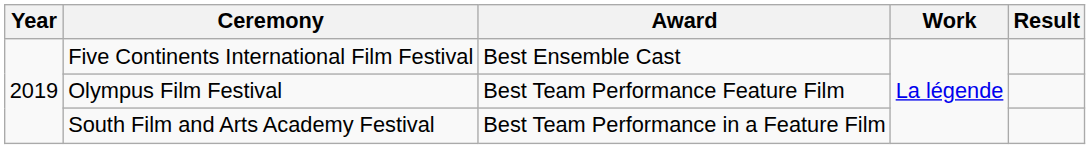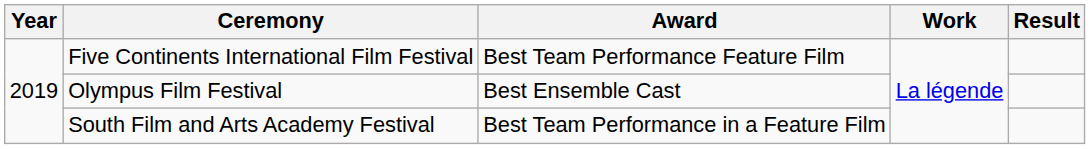(582, 56) Best Ensemble Cast -> (664, 56) Best Team Performance Feature Film
(664, 90) Best Team Performance Feature Film -> (582, 90) Best Ensemble Cast
